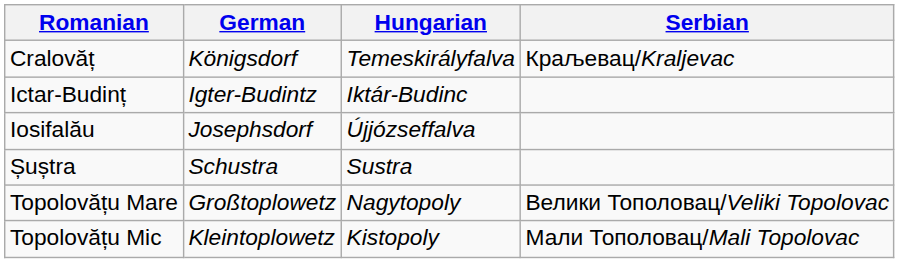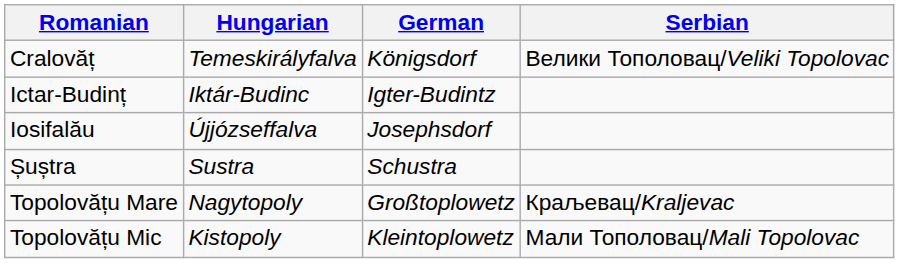columns swapped: (431, 22) <-> (262, 22)
(630, 58) Краљевац/Kraljevac -> (707, 58) Велики Тополовац/Veliki Topolovac
(707, 202) Велики Тополовац/Veliki Topolovac -> (630, 202) Краљевац/Kraljevac
